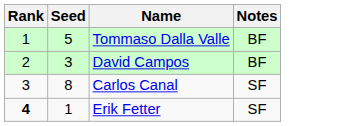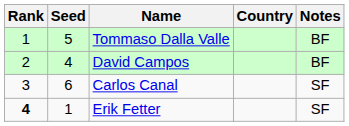+ column: (265, 16)
(68, 62) 3 -> (68, 62) 4
(68, 86) 8 -> (68, 86) 6
